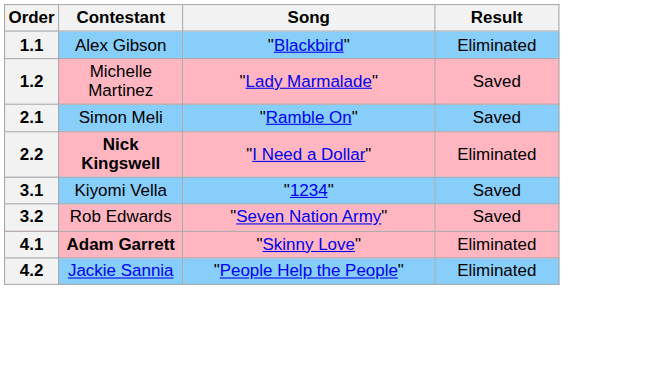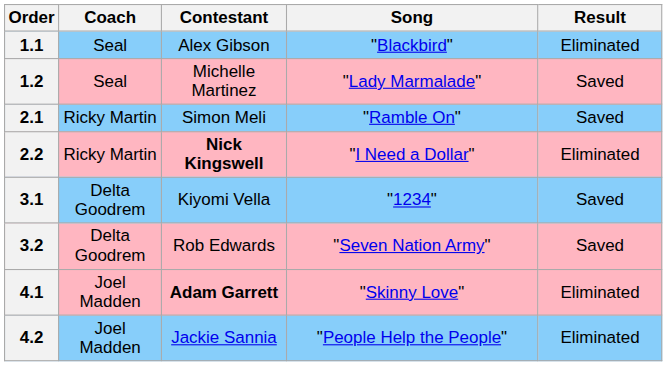+ column: (110, 17)
